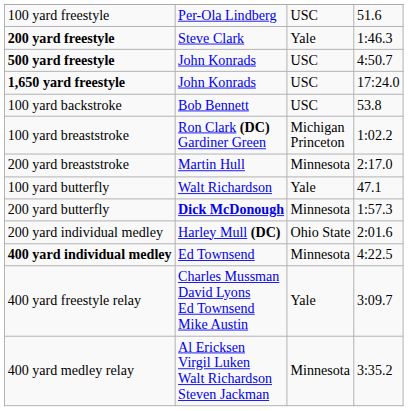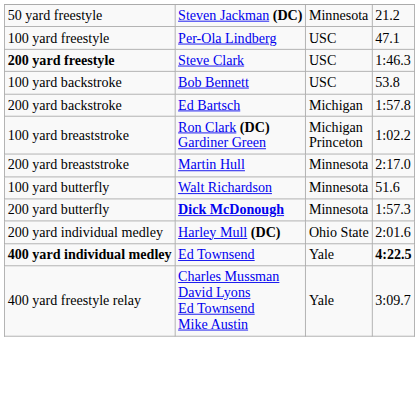+ row: (55, 15)
(369, 15) 51.6 -> (388, 37) 47.1
(303, 37) Yale -> (323, 60) USC
- row: (61, 60)
- row: (66, 82)
+ row: (65, 104)
(303, 187) Yale -> (339, 187) Minnesota
(369, 187) 47.1 -> (388, 187) 51.6
(320, 254) Minnesota -> (321, 254) Yale
(375, 254) normal -> (393, 254) bold
- row: (71, 370)
